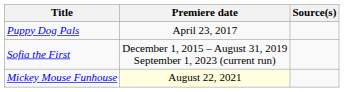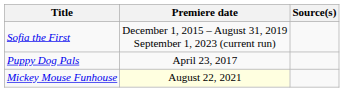rows swapped: (38, 54) <-> (43, 30)
